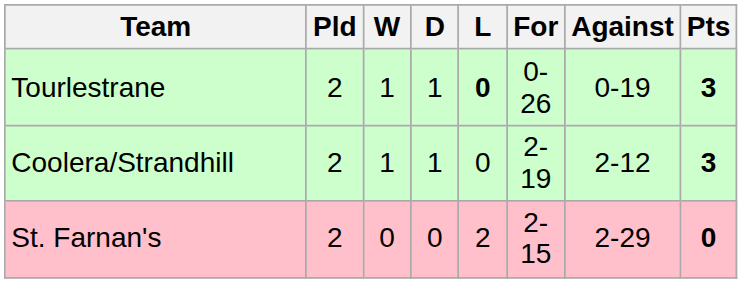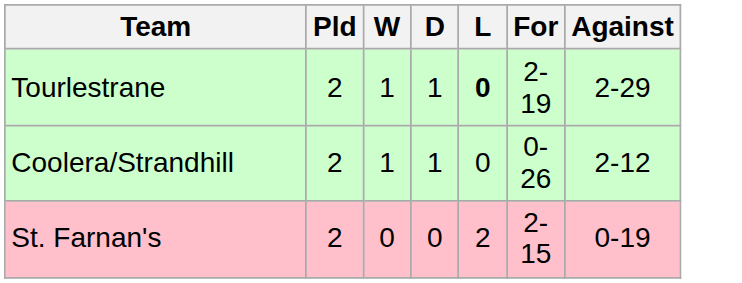- column: (709, 26)
(536, 86) 0-26 -> (536, 86) 2-19
(623, 86) 0-19 -> (623, 86) 2-29
(536, 162) 2-19 -> (536, 162) 0-26
(623, 238) 2-29 -> (623, 238) 0-19
